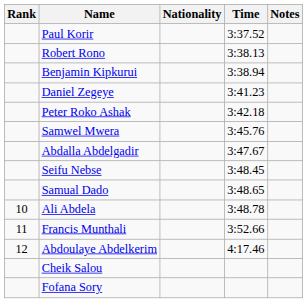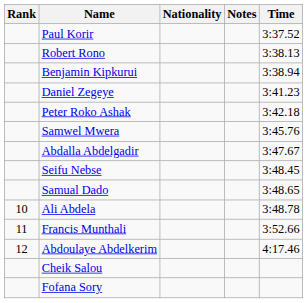columns swapped: (246, 14) <-> (285, 14)
